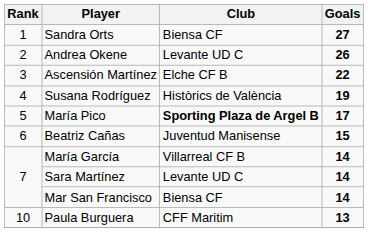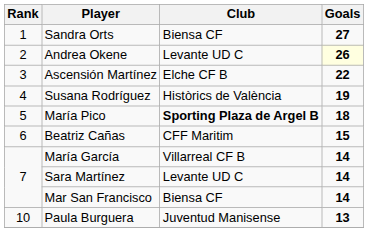(343, 55) no background -> (343, 55) lightyellow background
(343, 116) 17 -> (343, 116) 18
(222, 136) Juventud Manisense -> (198, 136) CFF Maritim
(198, 217) CFF Maritim -> (222, 217) Juventud Manisense
